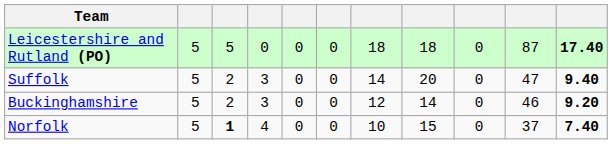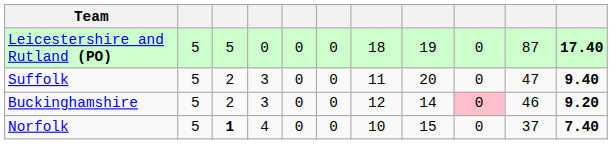(428, 48) 18 -> (428, 48) 19
(377, 80) 14 -> (377, 80) 11
(479, 104) no background -> (479, 104) pink background
